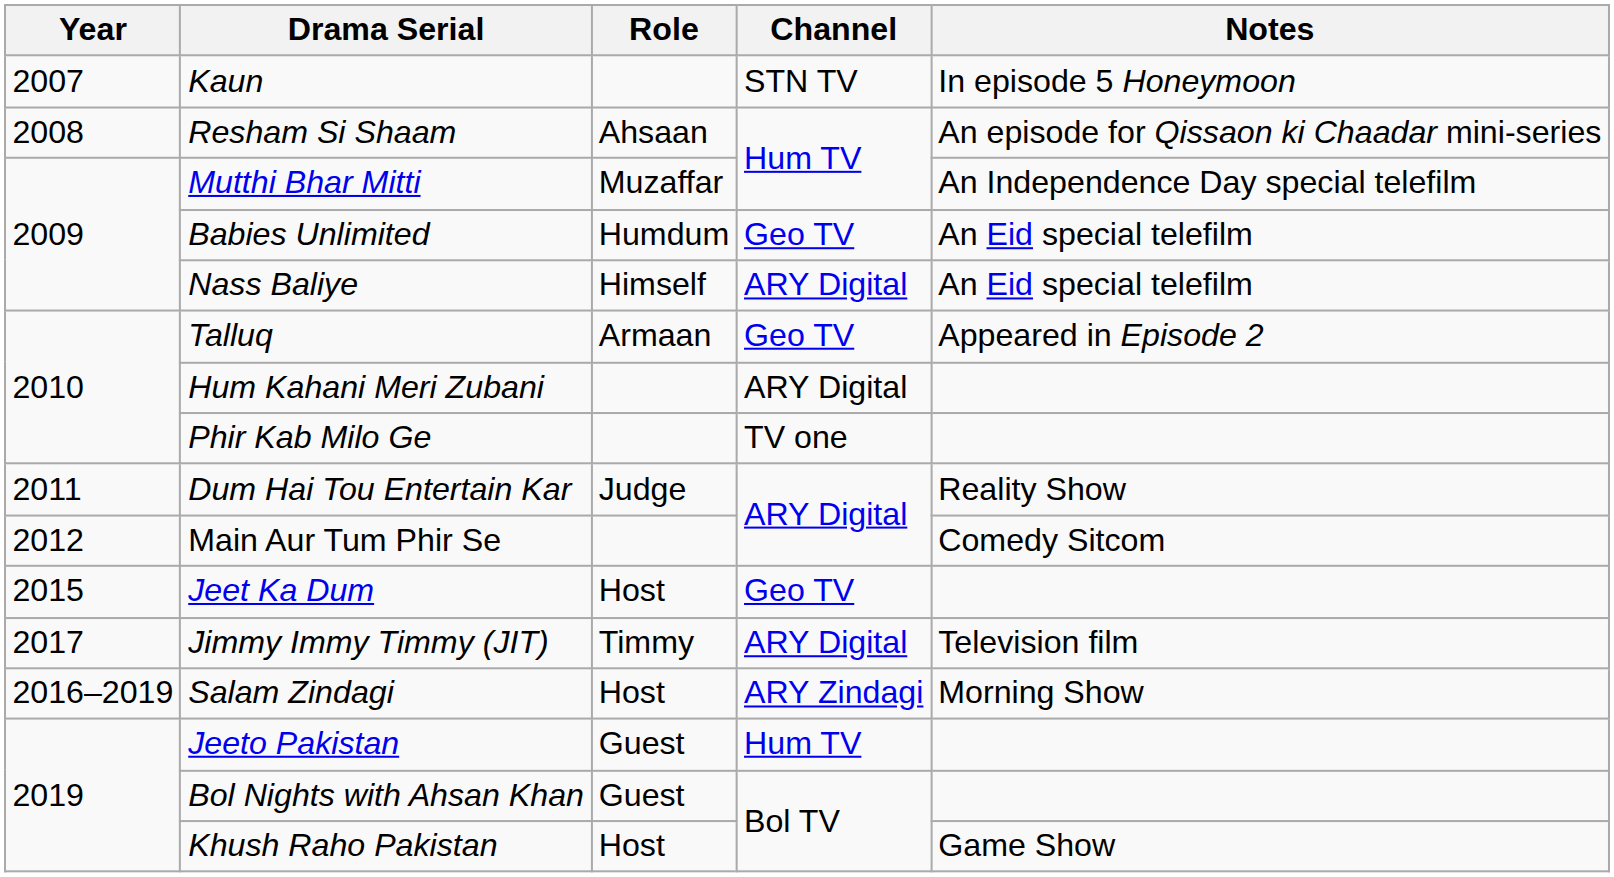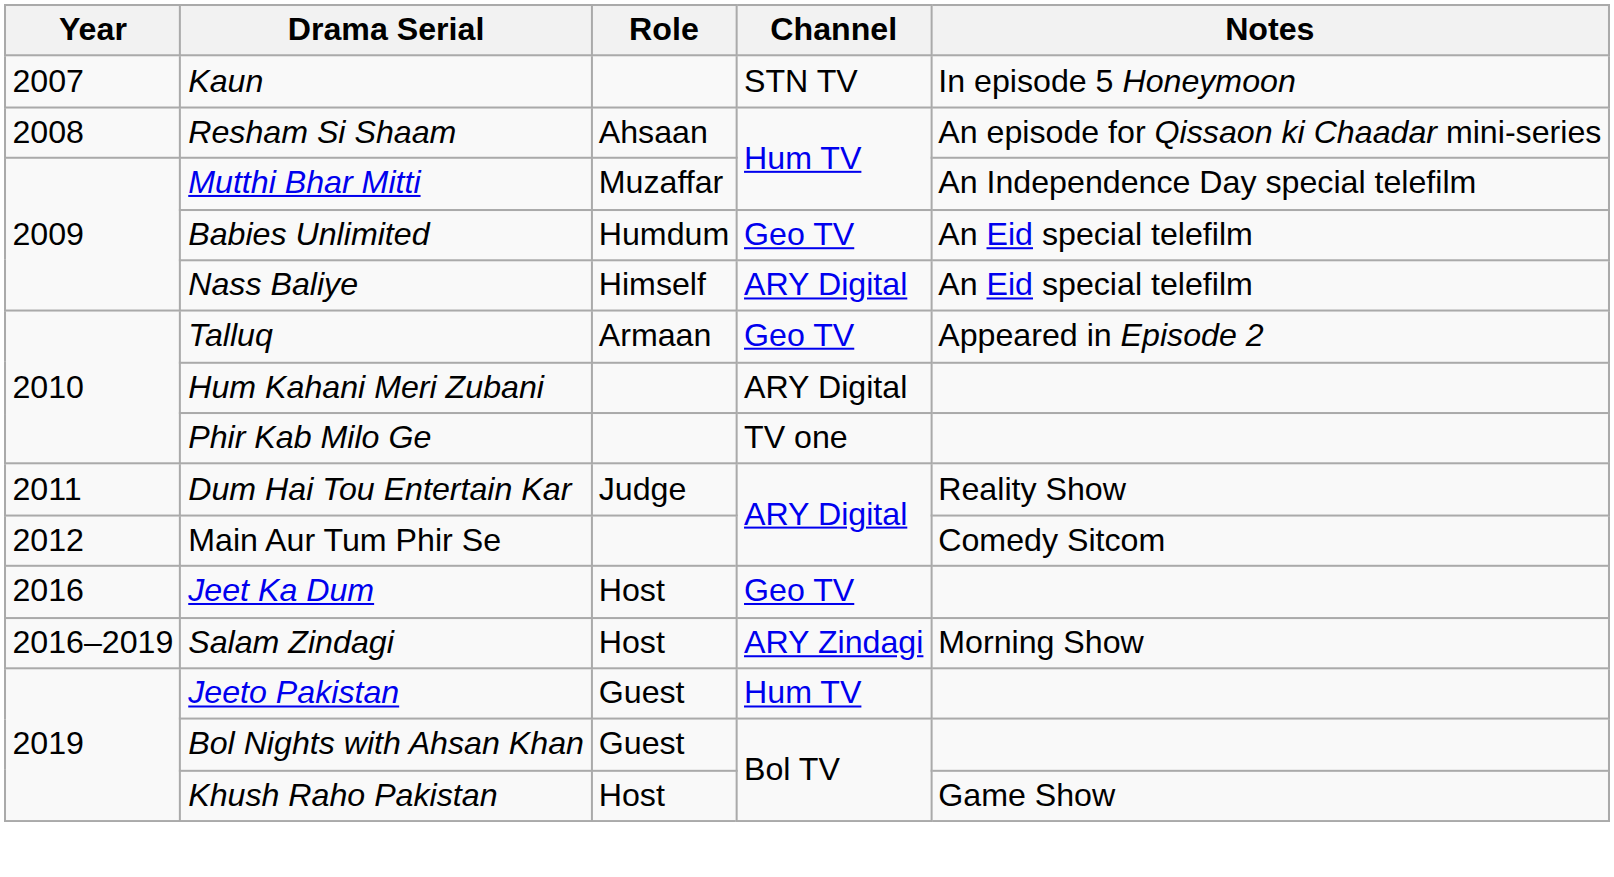(48, 591) 2015 -> (48, 591) 2016
- row: (369, 642)
